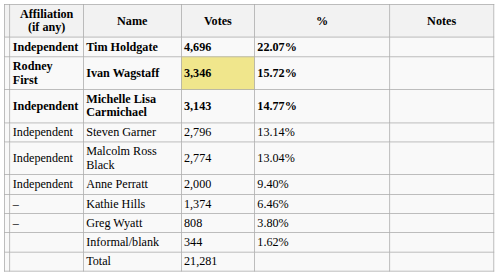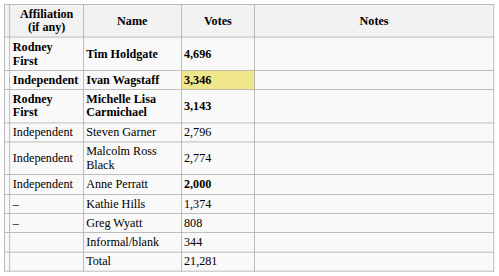- column: (322, 20)
(46, 47) Independent -> (33, 53) Rodney First
(33, 73) Rodney First -> (46, 80) Independent
(46, 106) Independent -> (33, 106) Rodney First
(198, 184) normal -> (198, 184) bold
